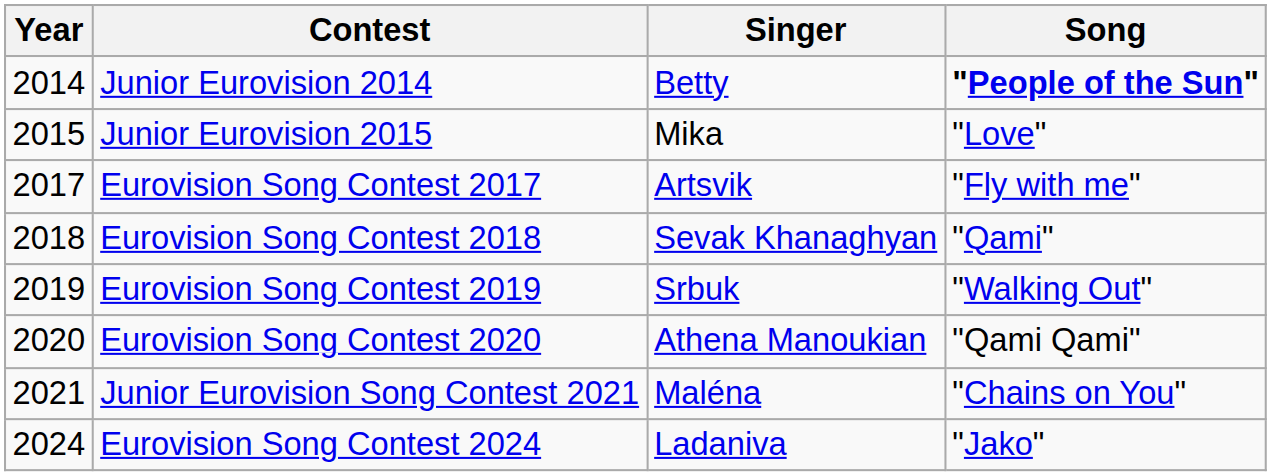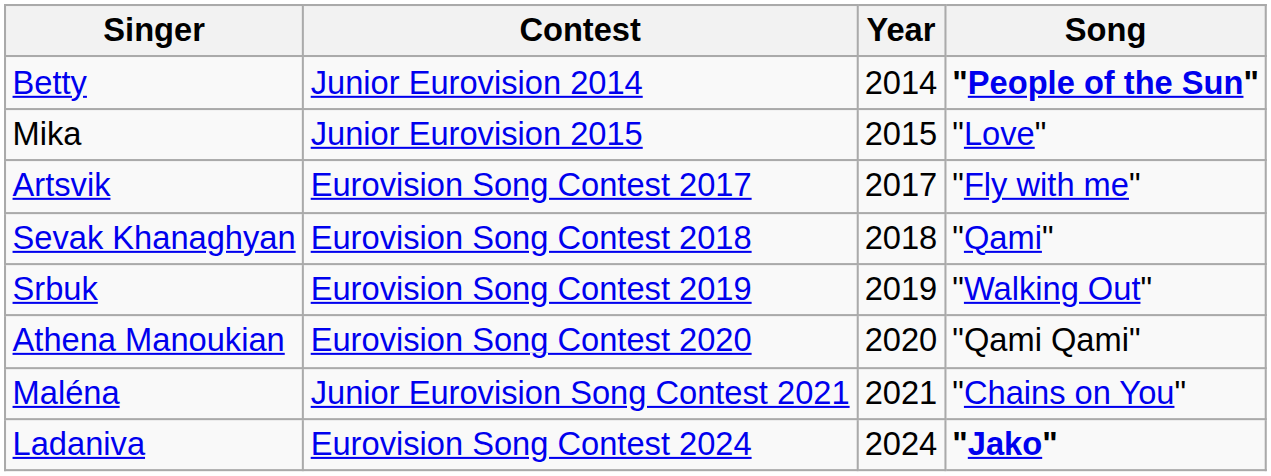columns swapped: (49, 30) <-> (796, 30)
(998, 444) normal -> (1005, 444) bold
